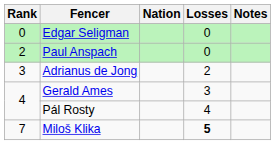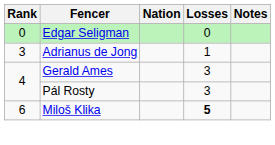- row: (80, 52)
(207, 71) 2 -> (207, 52) 1
(207, 110) 4 -> (207, 91) 3
(22, 129) 7 -> (22, 110) 6
